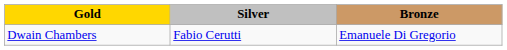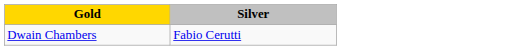- column: (419, 14)
